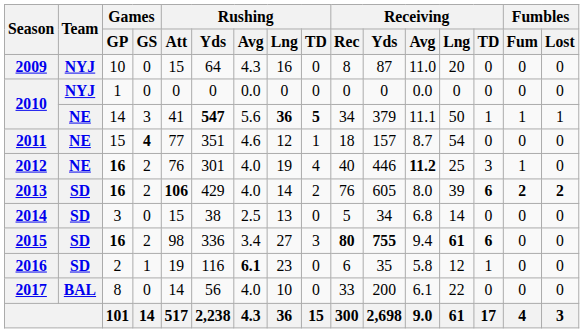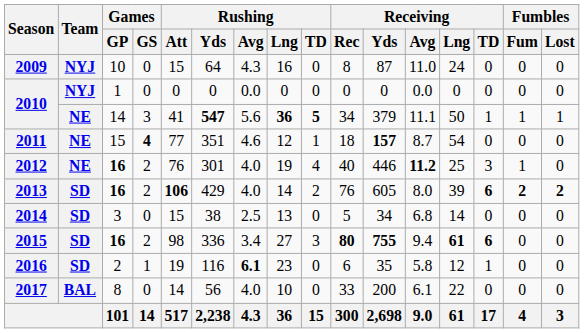(457, 66) 20 -> (457, 66) 24
(384, 141) normal -> (384, 141) bold
